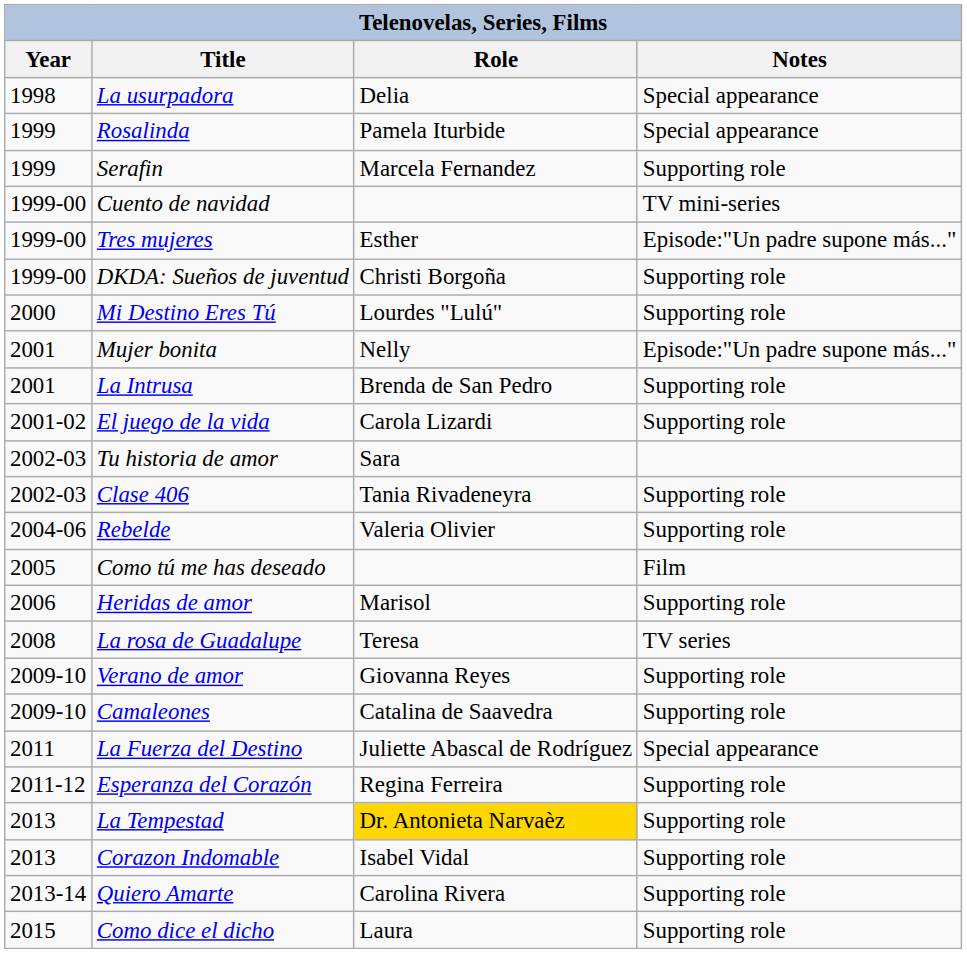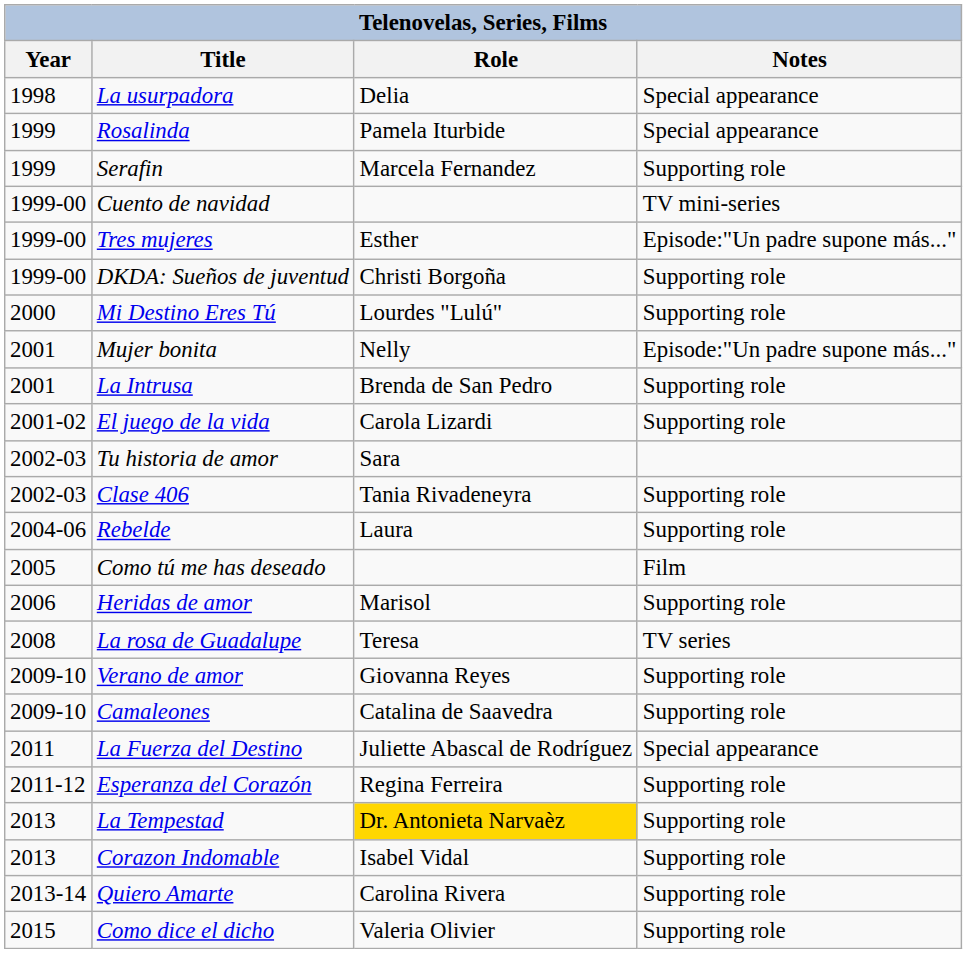(427, 530) Valeria Olivier -> (386, 530) Laura
(386, 929) Laura -> (427, 929) Valeria Olivier
